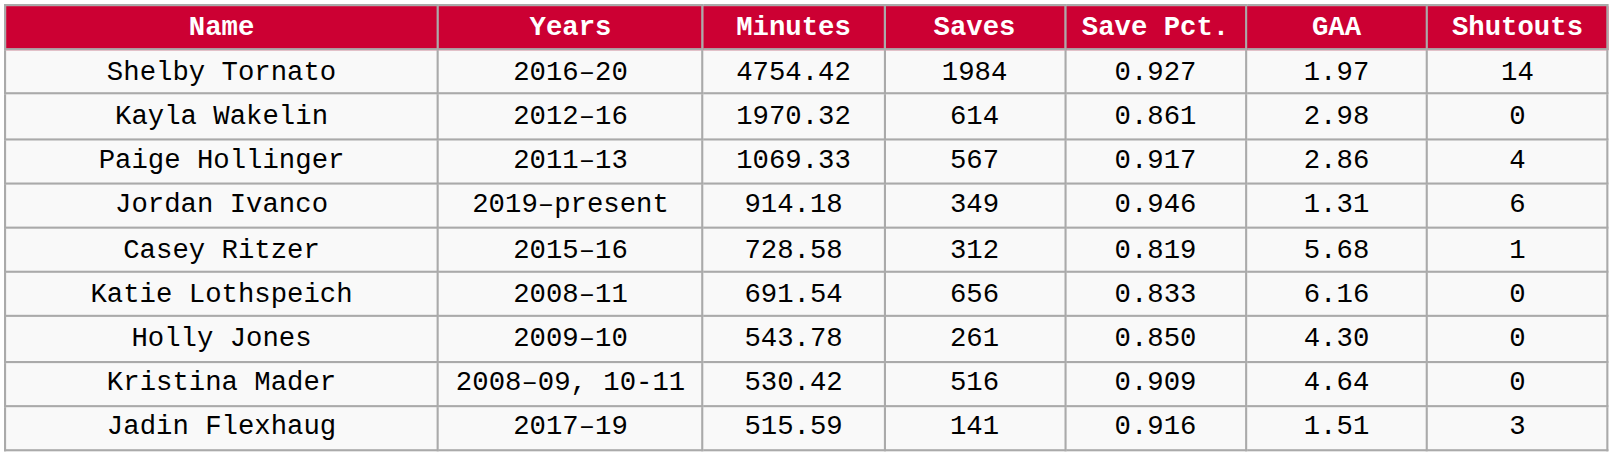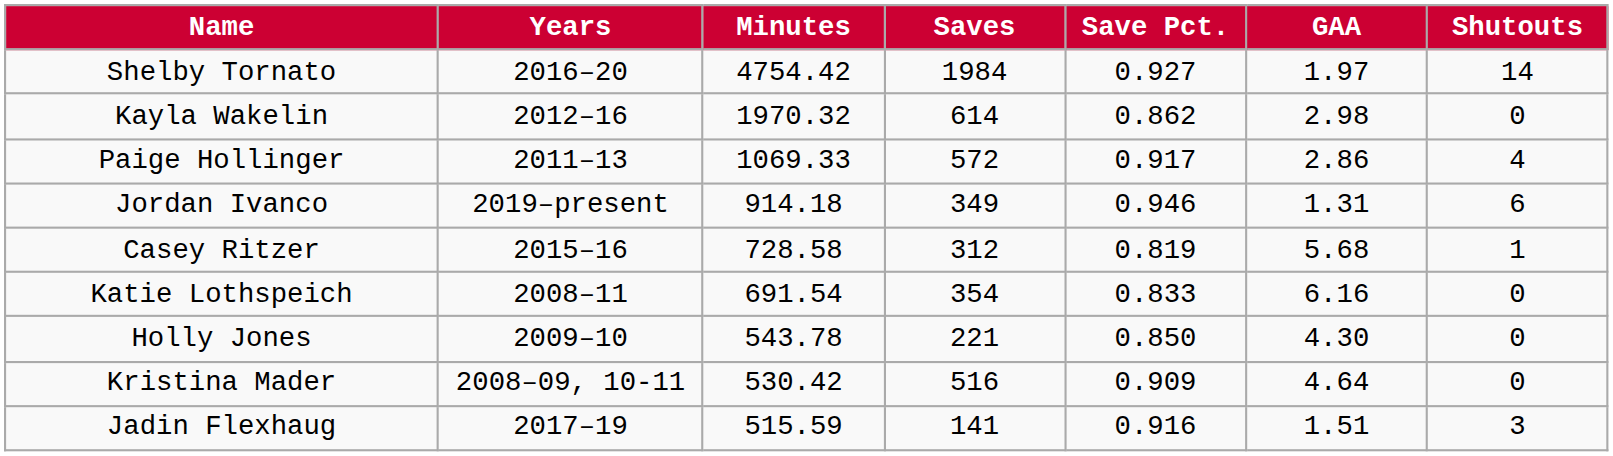(1156, 116) 0.861 -> (1156, 116) 0.862
(975, 161) 567 -> (975, 161) 572
(975, 294) 656 -> (975, 294) 354
(975, 339) 261 -> (975, 339) 221
